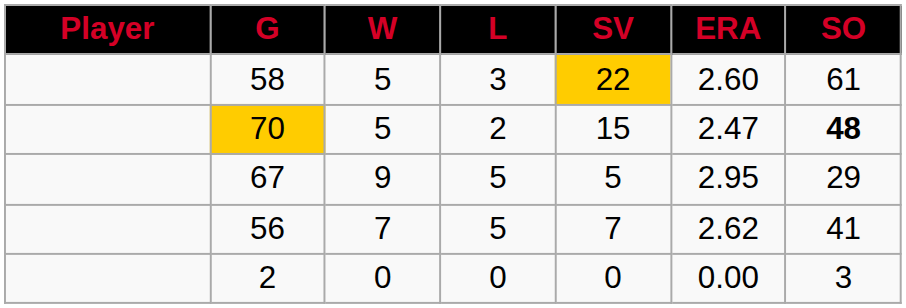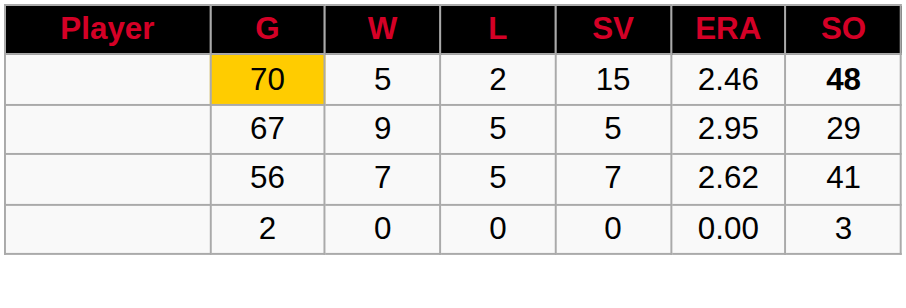- row: (267, 79)
(728, 128) 2.47 -> (728, 79) 2.46
